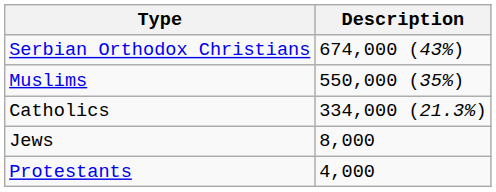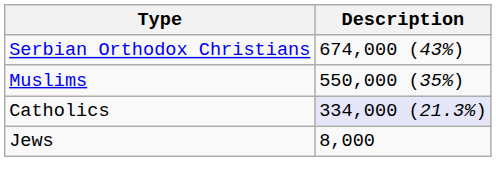(403, 111) no background -> (403, 111) lavender background
- row: (71, 171)
